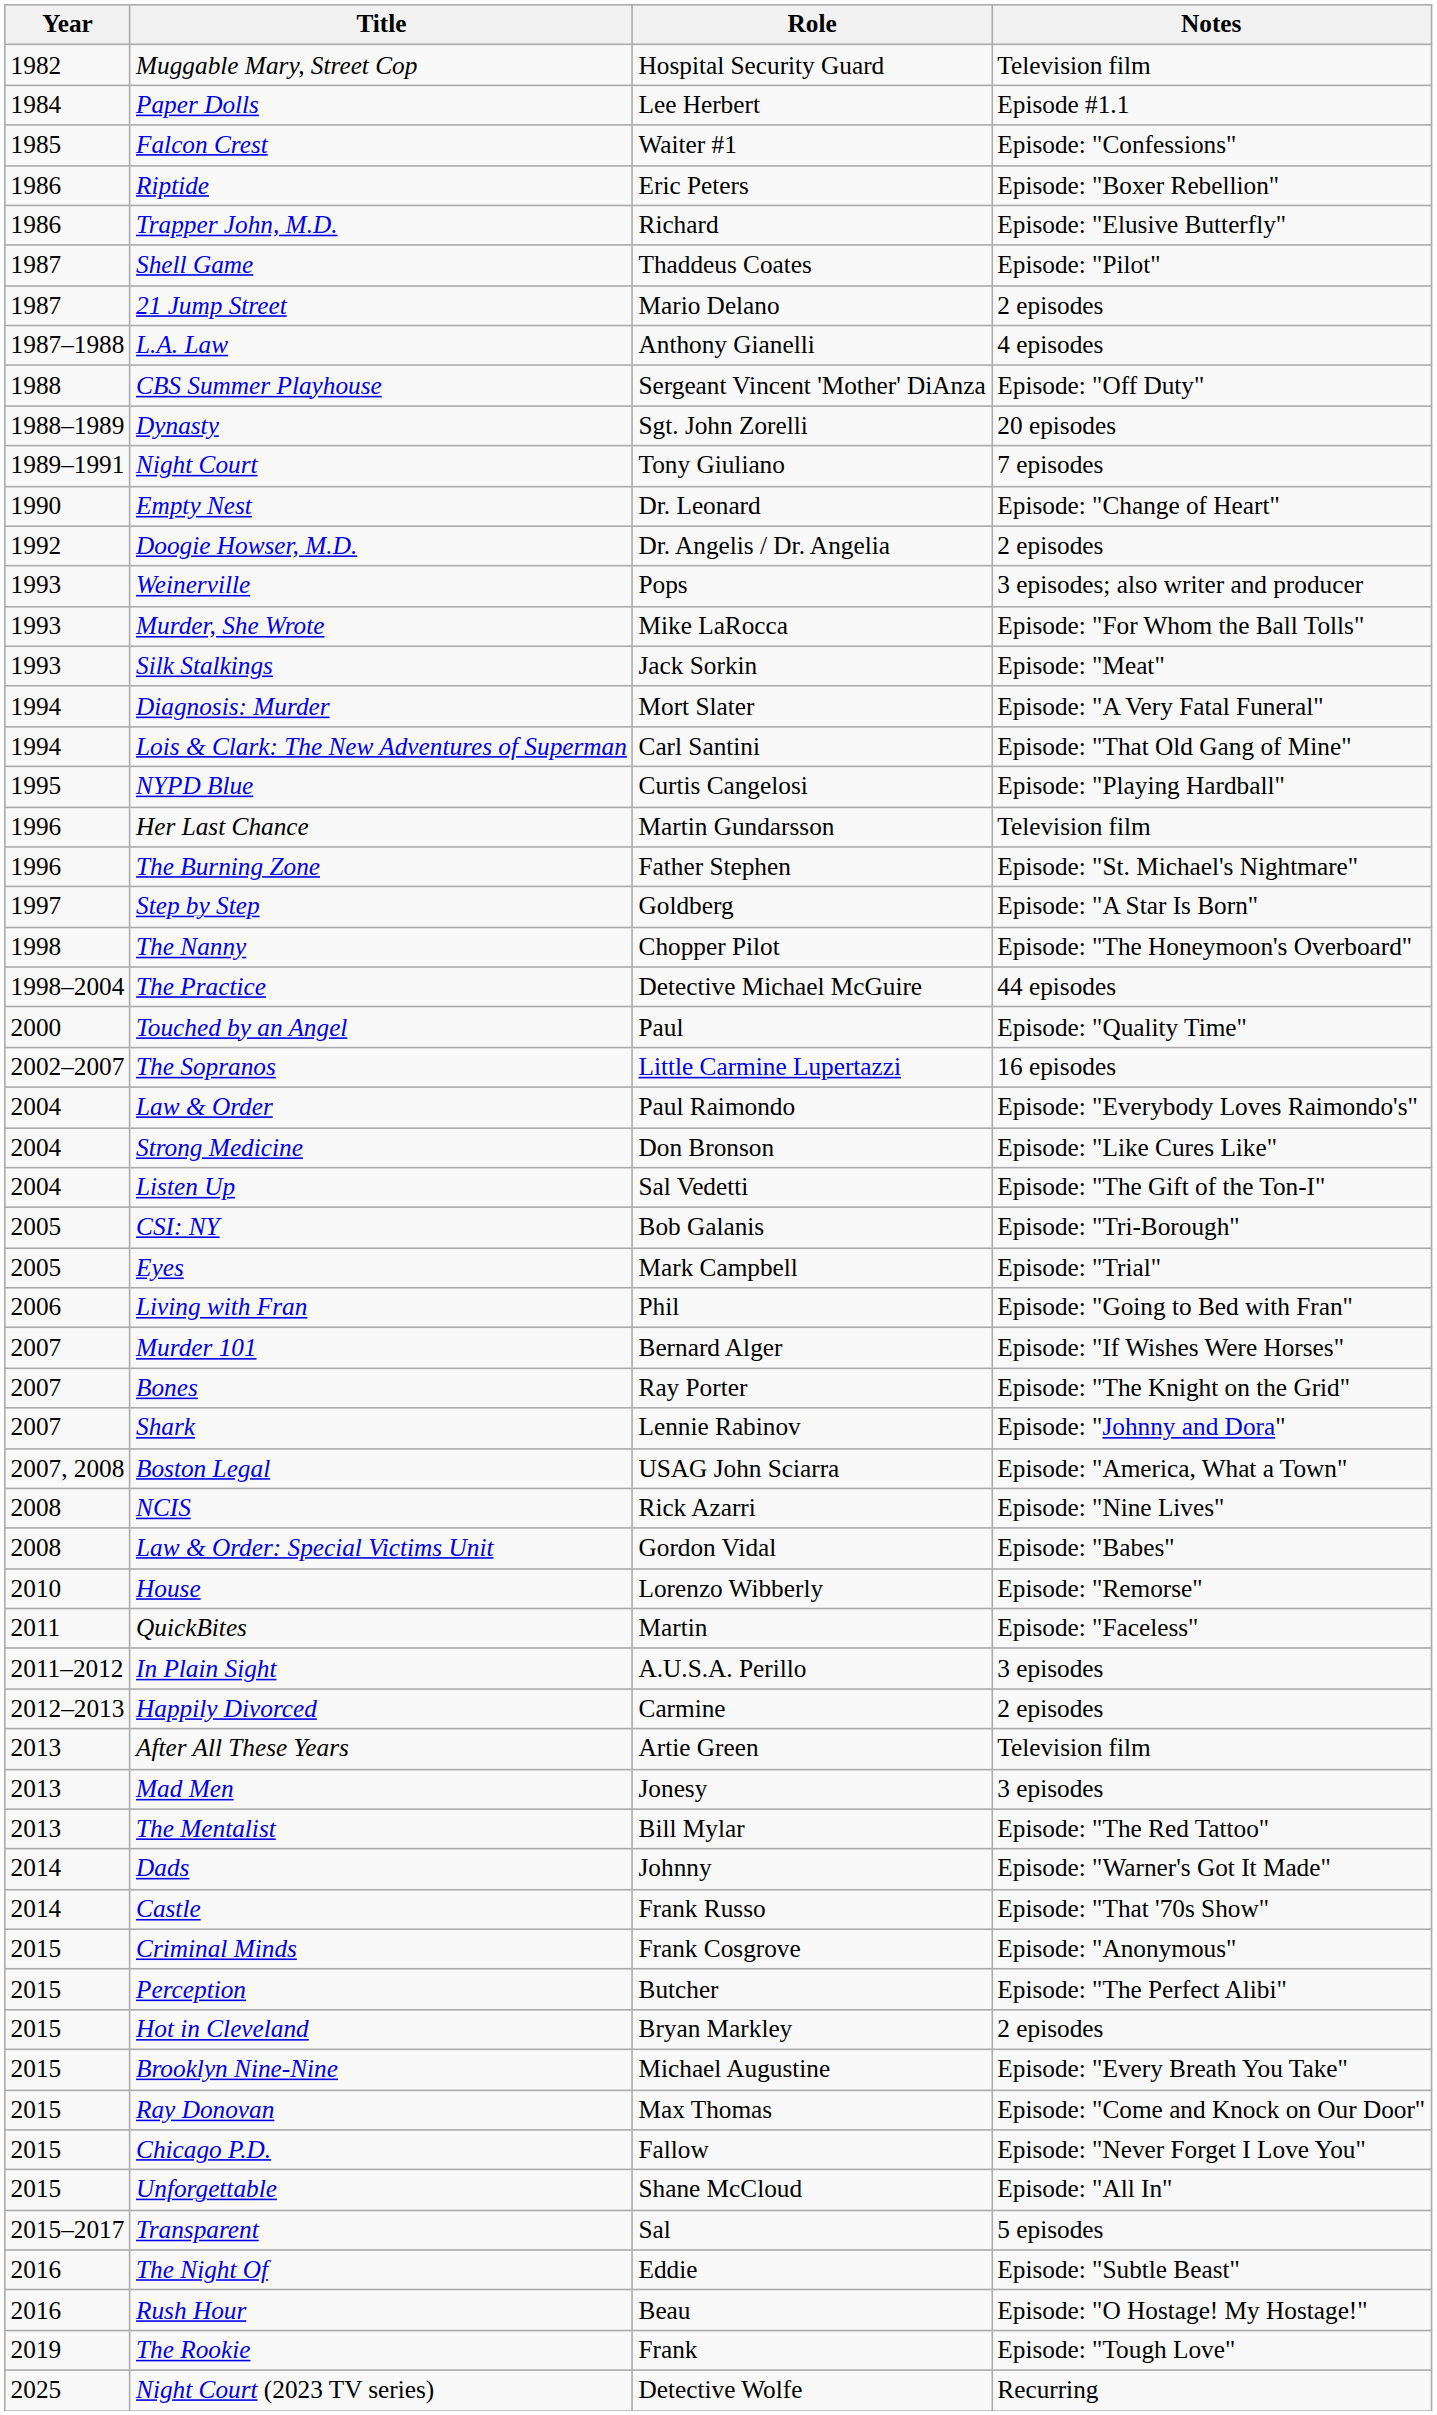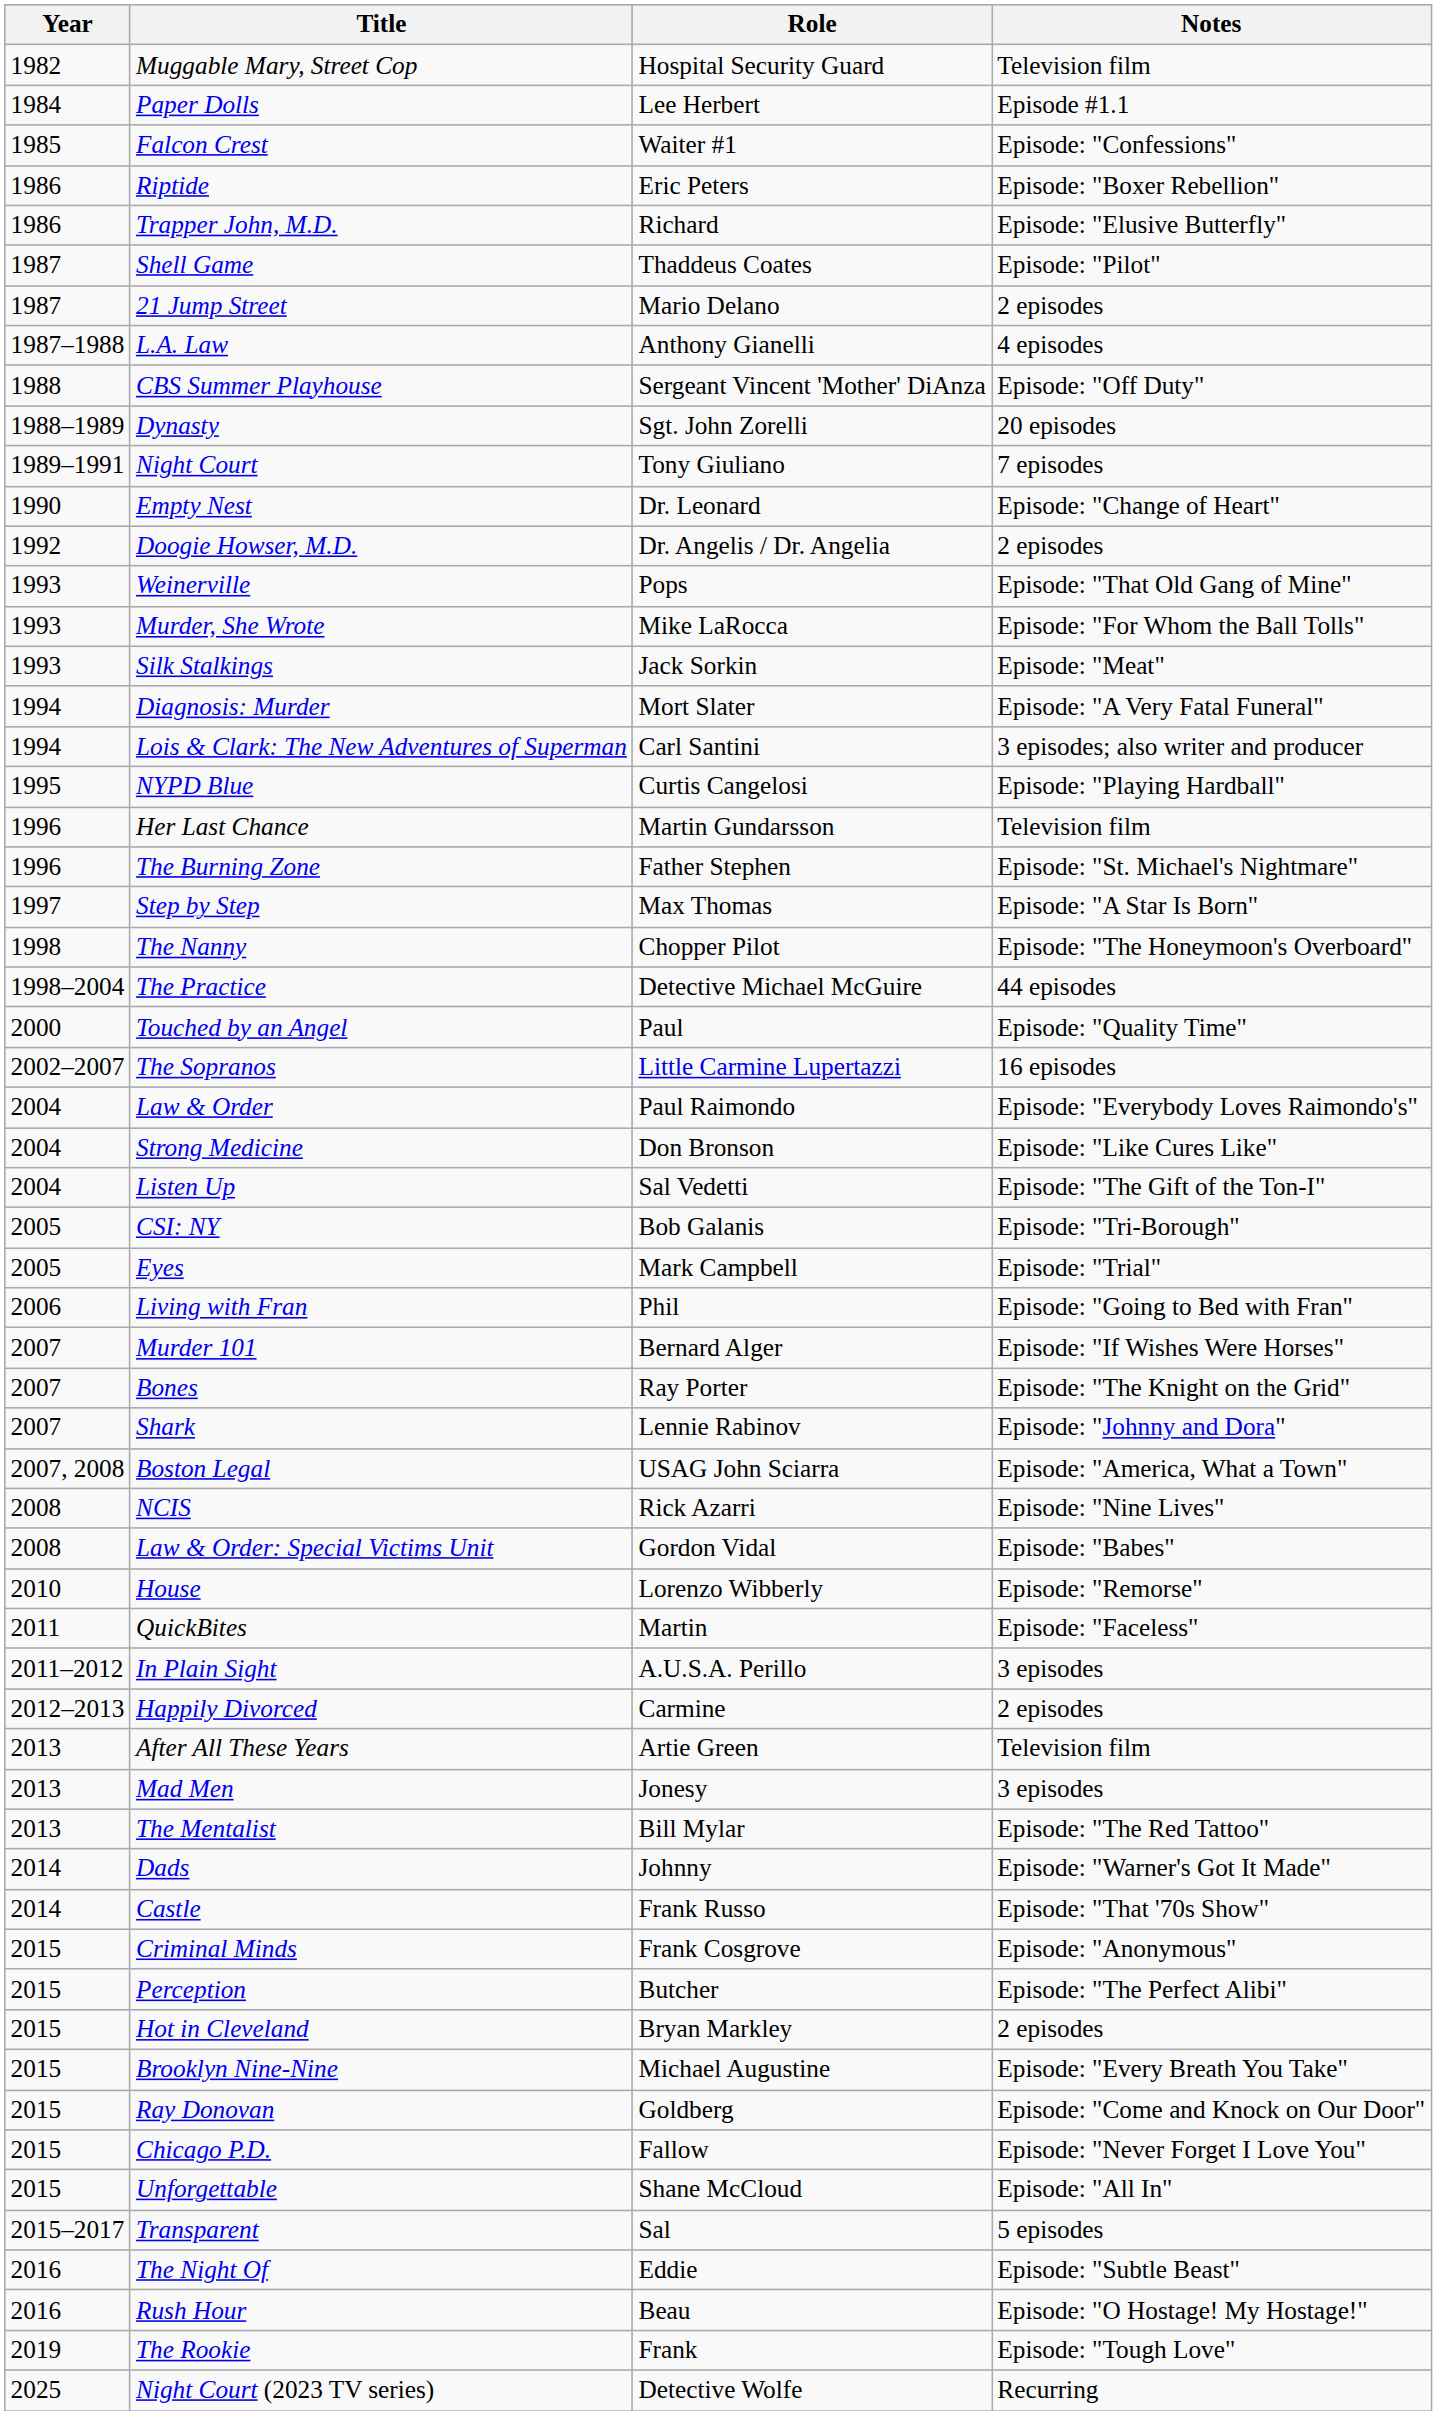(1180, 585) 3 episodes; also writer and producer -> (1174, 585) Episode: "That Old Gang of Mine"
(1174, 746) Episode: "That Old Gang of Mine" -> (1180, 746) 3 episodes; also writer and producer
(686, 906) Goldberg -> (705, 906) Max Thomas
(705, 2109) Max Thomas -> (686, 2109) Goldberg
